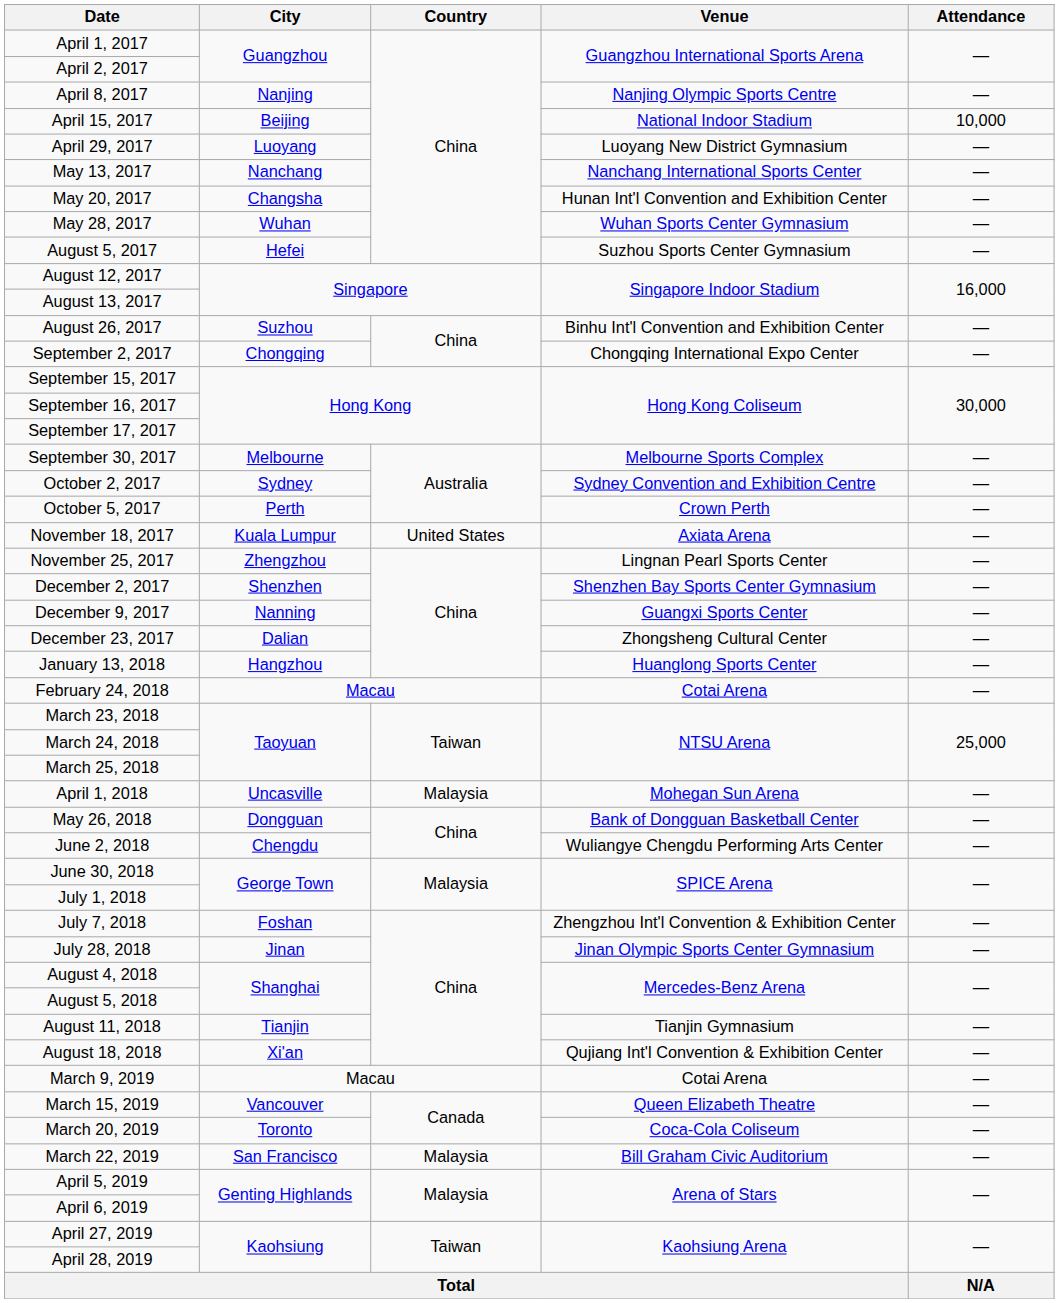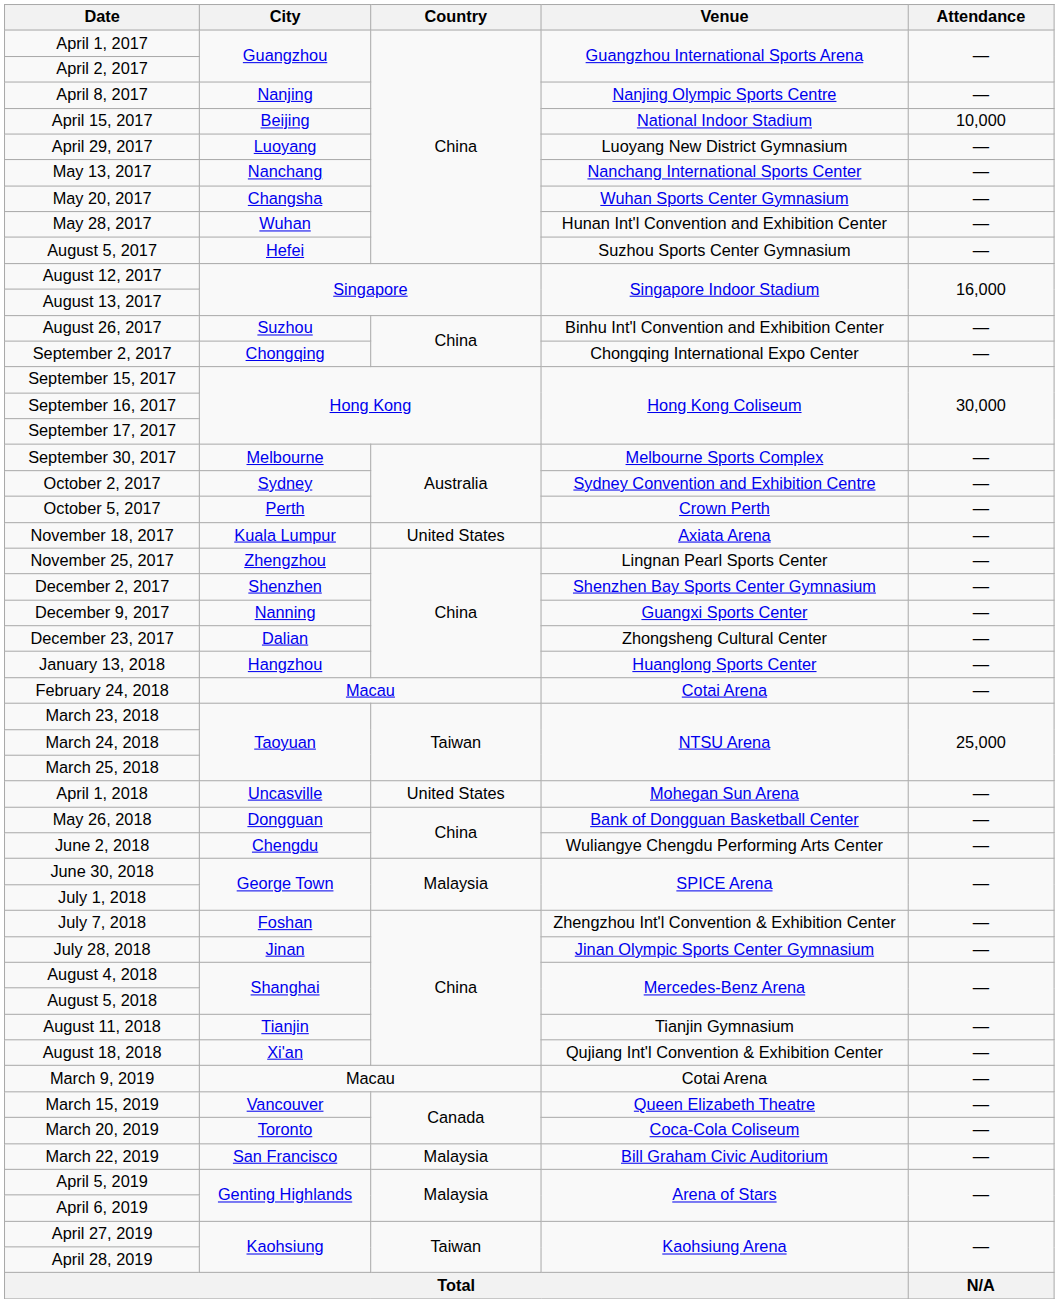(724, 198) Hunan Int'l Convention and Exhibition Center -> (724, 198) Wuhan Sports Center Gymnasium
(724, 224) Wuhan Sports Center Gymnasium -> (724, 224) Hunan Int'l Convention and Exhibition Center
(456, 793) Malaysia -> (456, 793) United States
